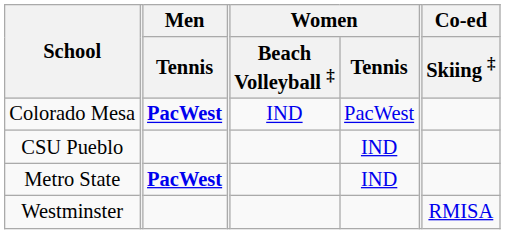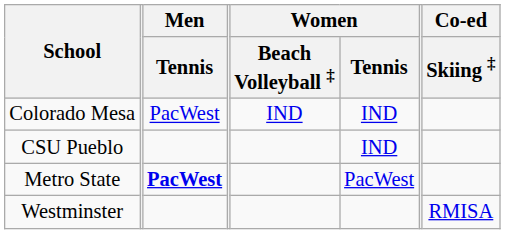(185, 114) bold -> (185, 114) normal
(379, 114) PacWest -> (379, 114) IND
(379, 179) IND -> (379, 179) PacWest
